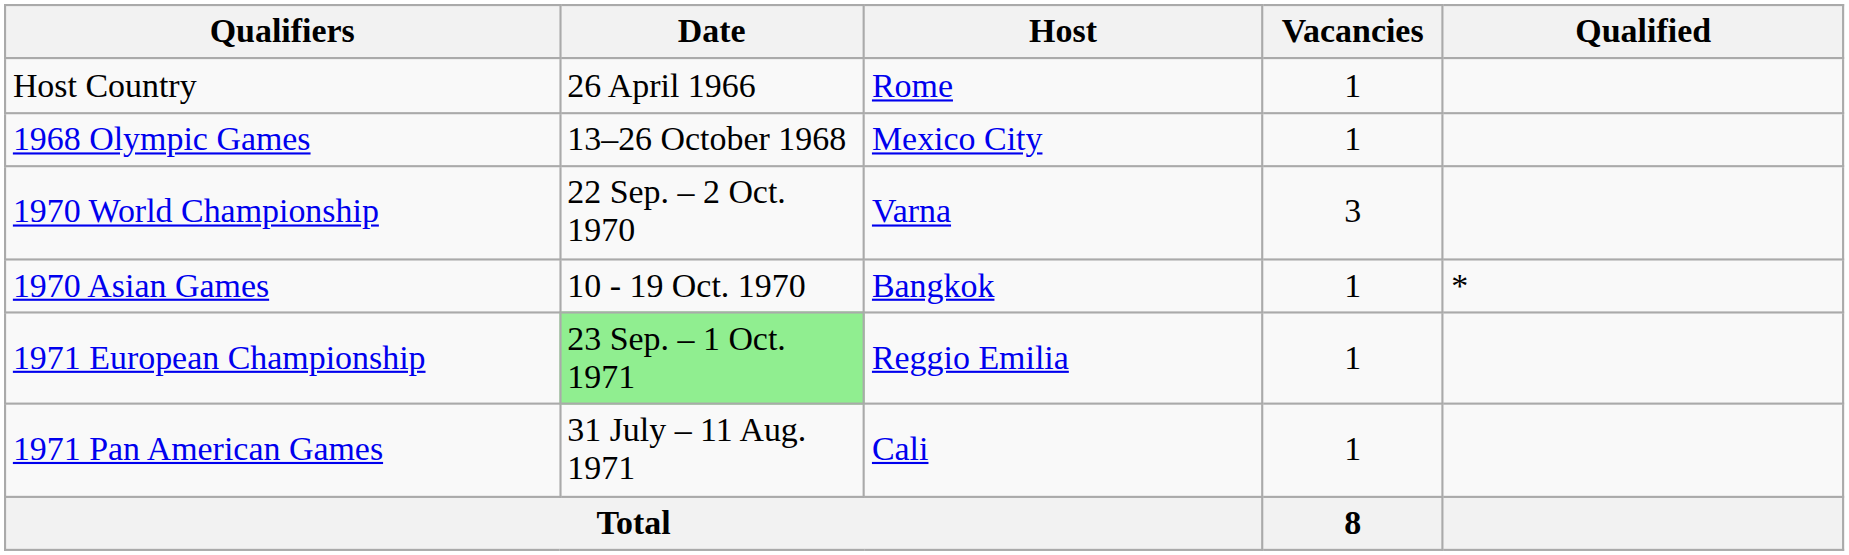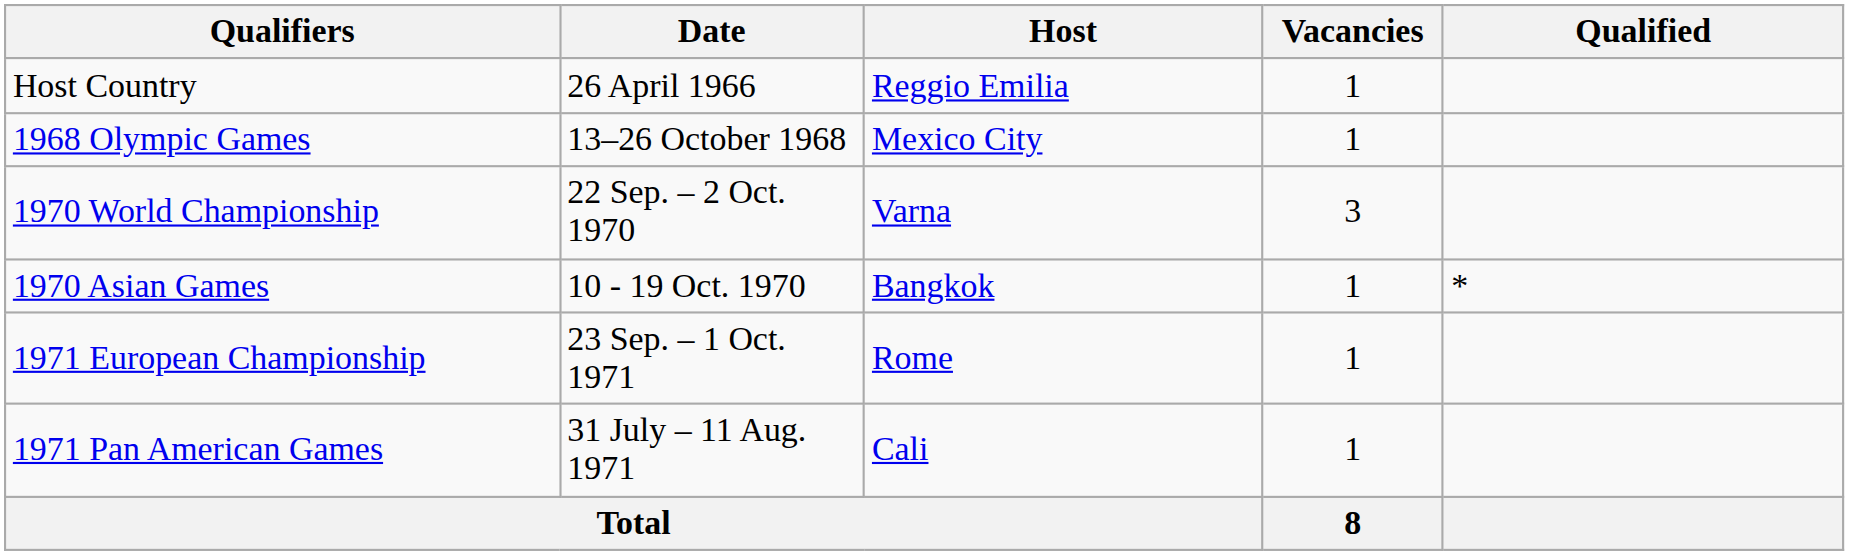(912, 85) Rome -> (970, 85) Reggio Emilia
(677, 357) lightgreen background -> (677, 357) no background
(970, 357) Reggio Emilia -> (912, 357) Rome
